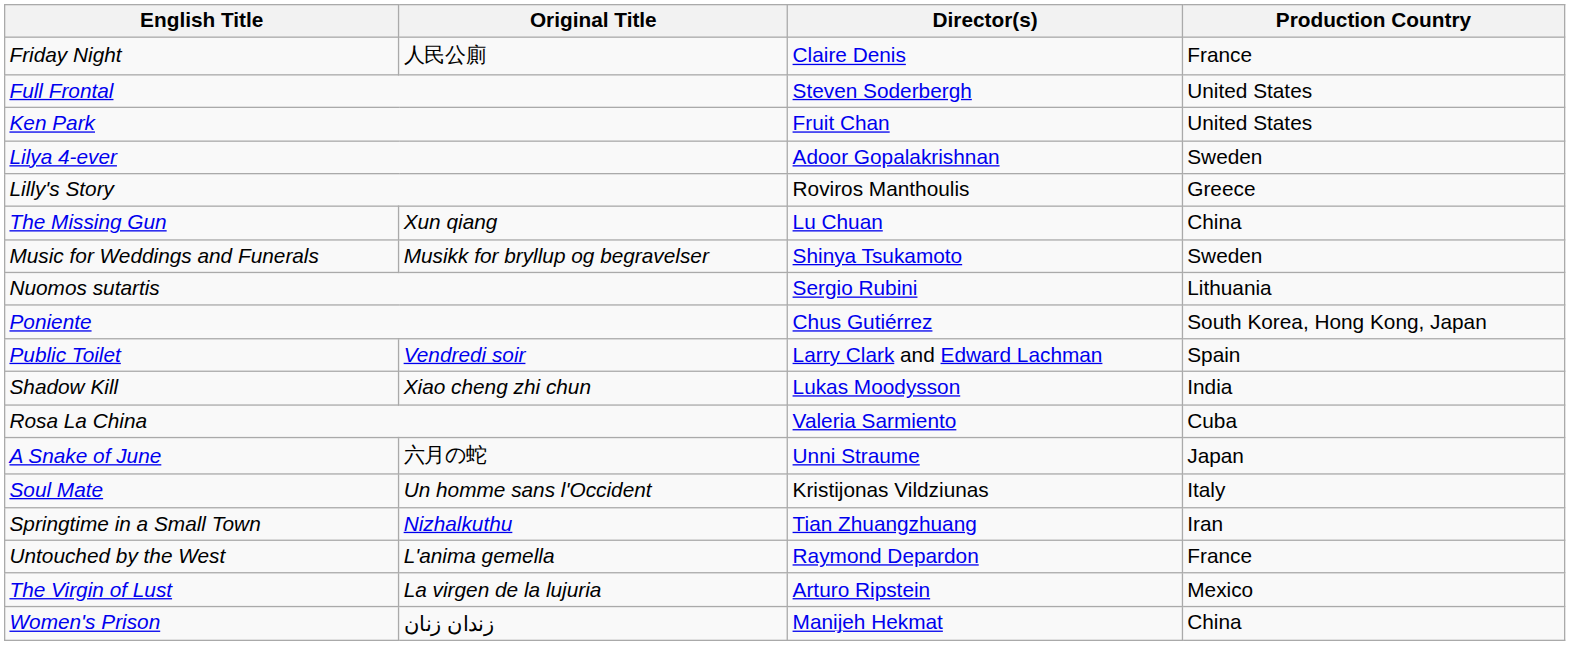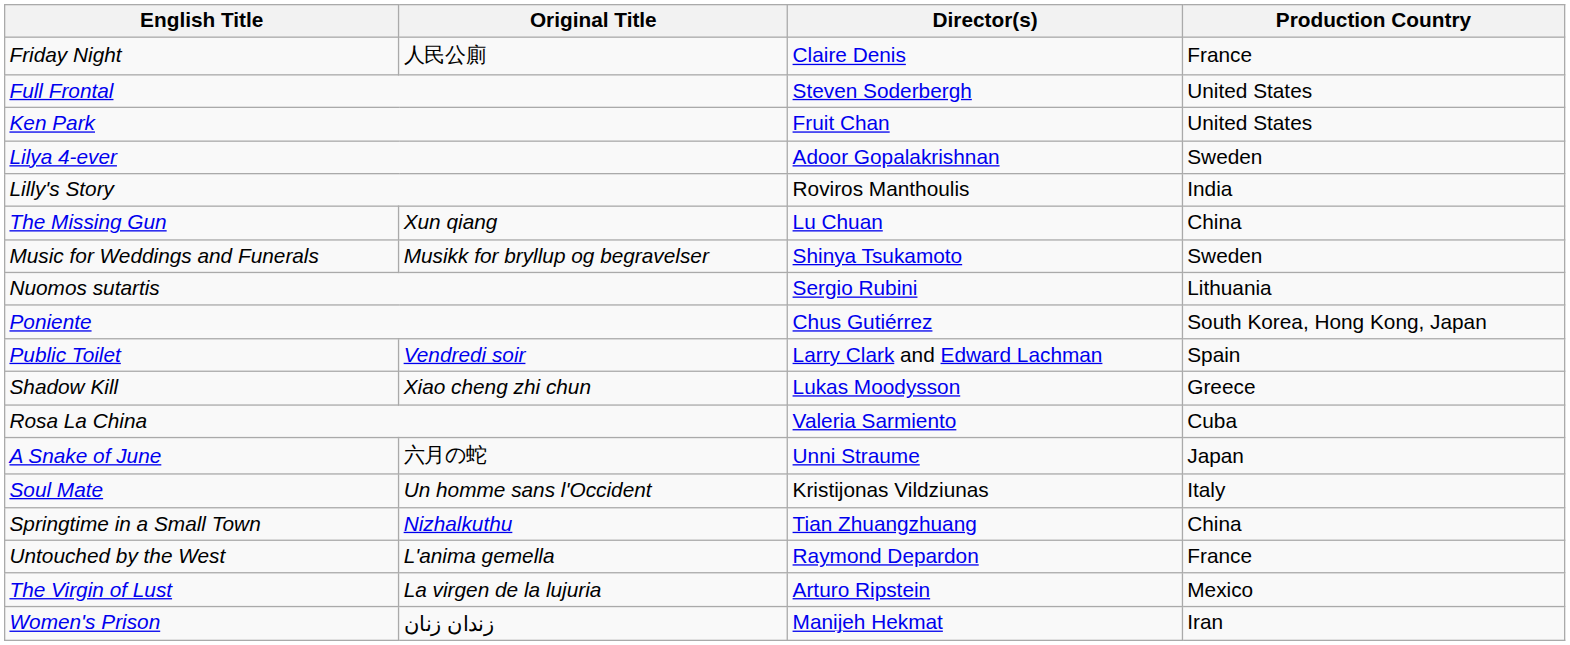(1221, 189) Greece -> (1210, 189) India
(1210, 387) India -> (1221, 387) Greece
(1205, 523) Iran -> (1214, 523) China
(1214, 623) China -> (1205, 623) Iran
